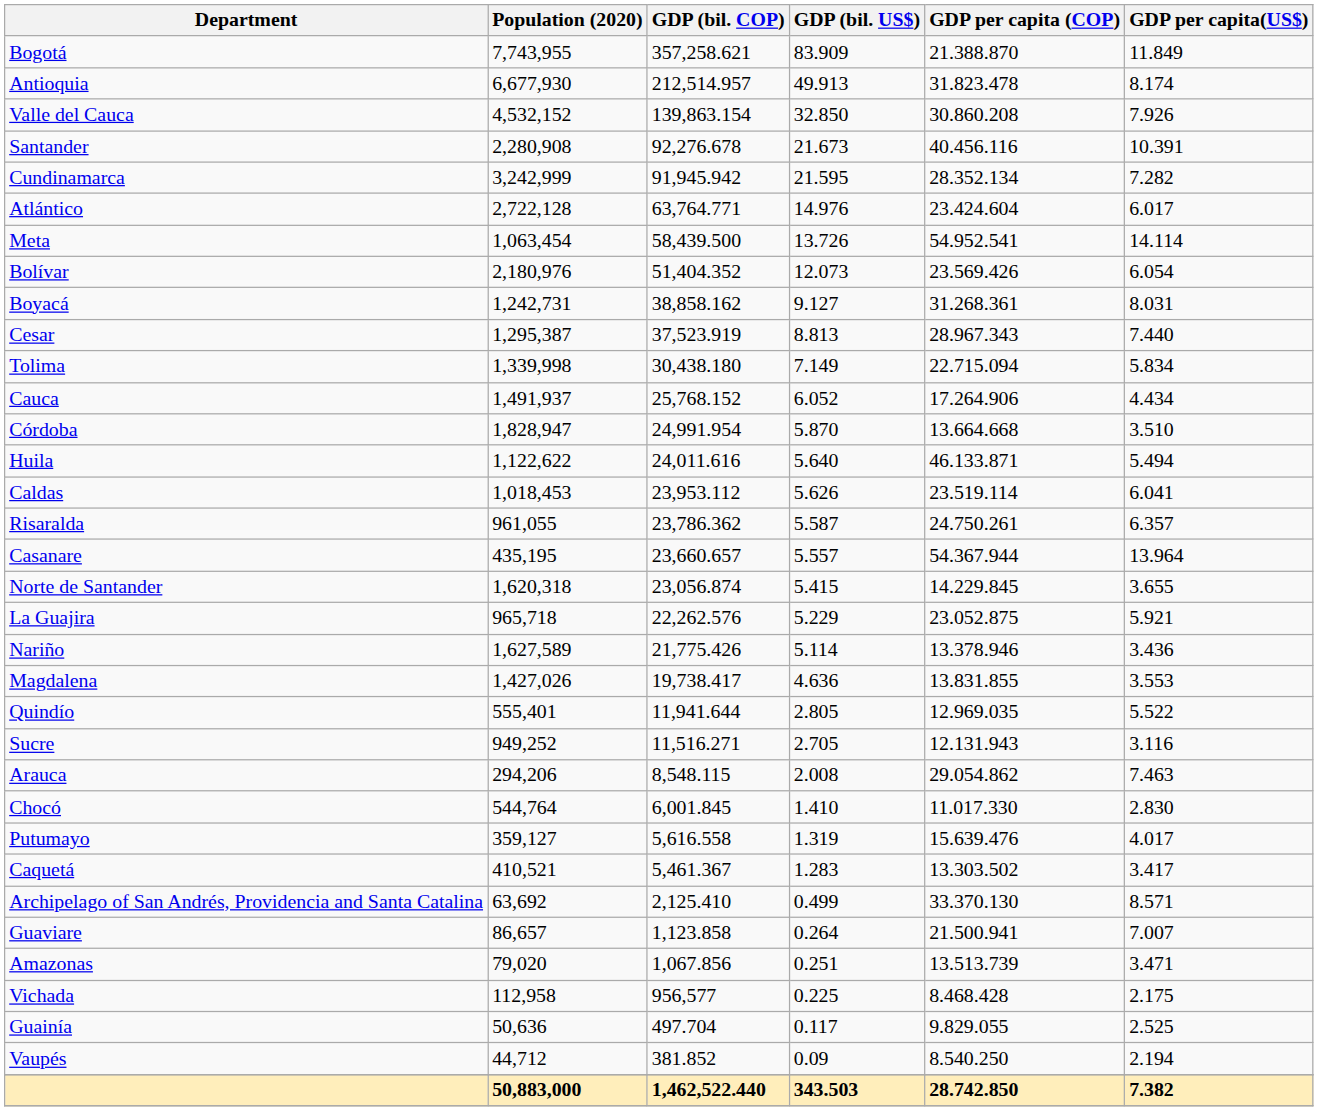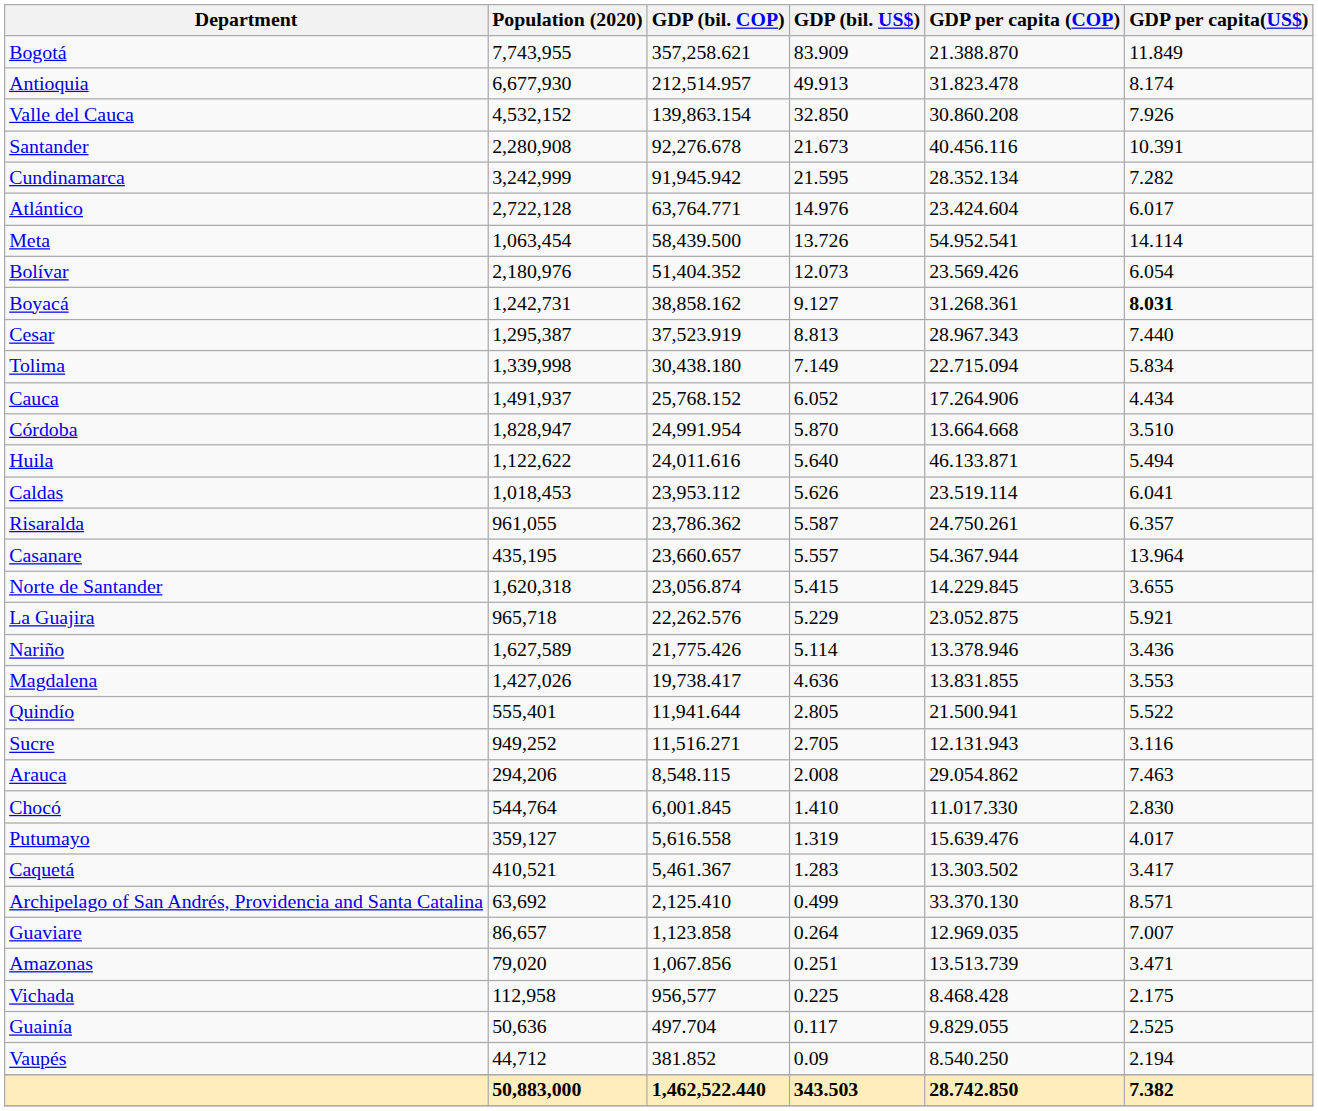(1151, 303) normal -> (1151, 303) bold
(974, 712) 12.969.035 -> (974, 712) 21.500.941
(974, 932) 21.500.941 -> (974, 932) 12.969.035
